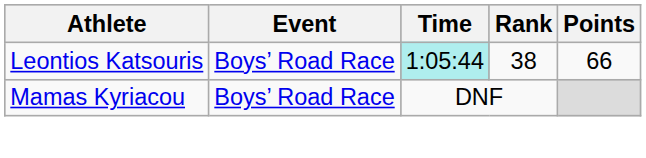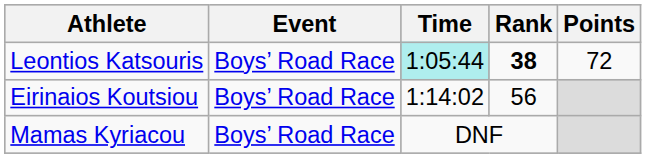(524, 61) normal -> (524, 61) bold
(599, 61) 66 -> (599, 61) 72
+ row: (104, 98)
